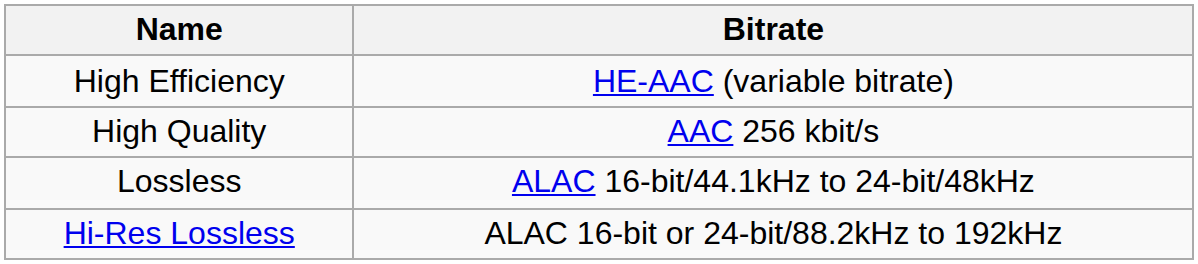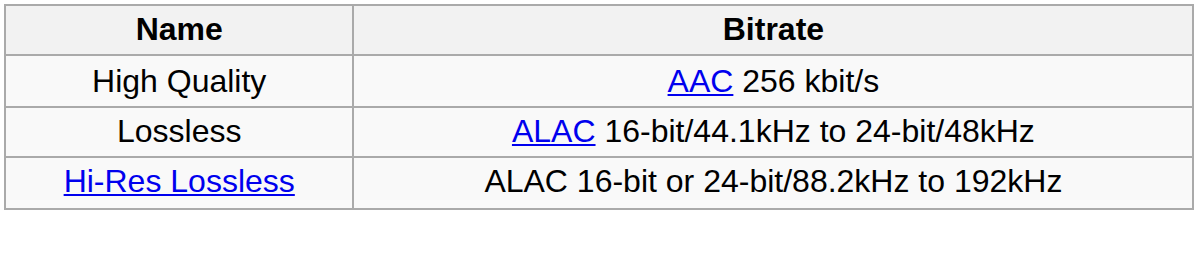- row: (179, 80)
